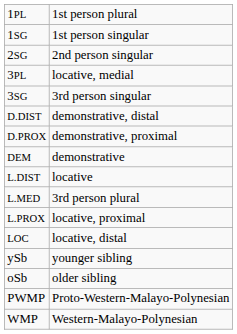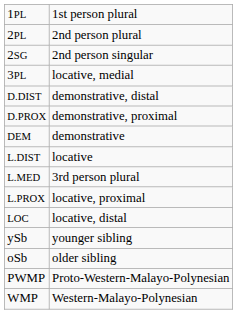- row: (17, 34)
+ row: (17, 34)
- row: (17, 95)
